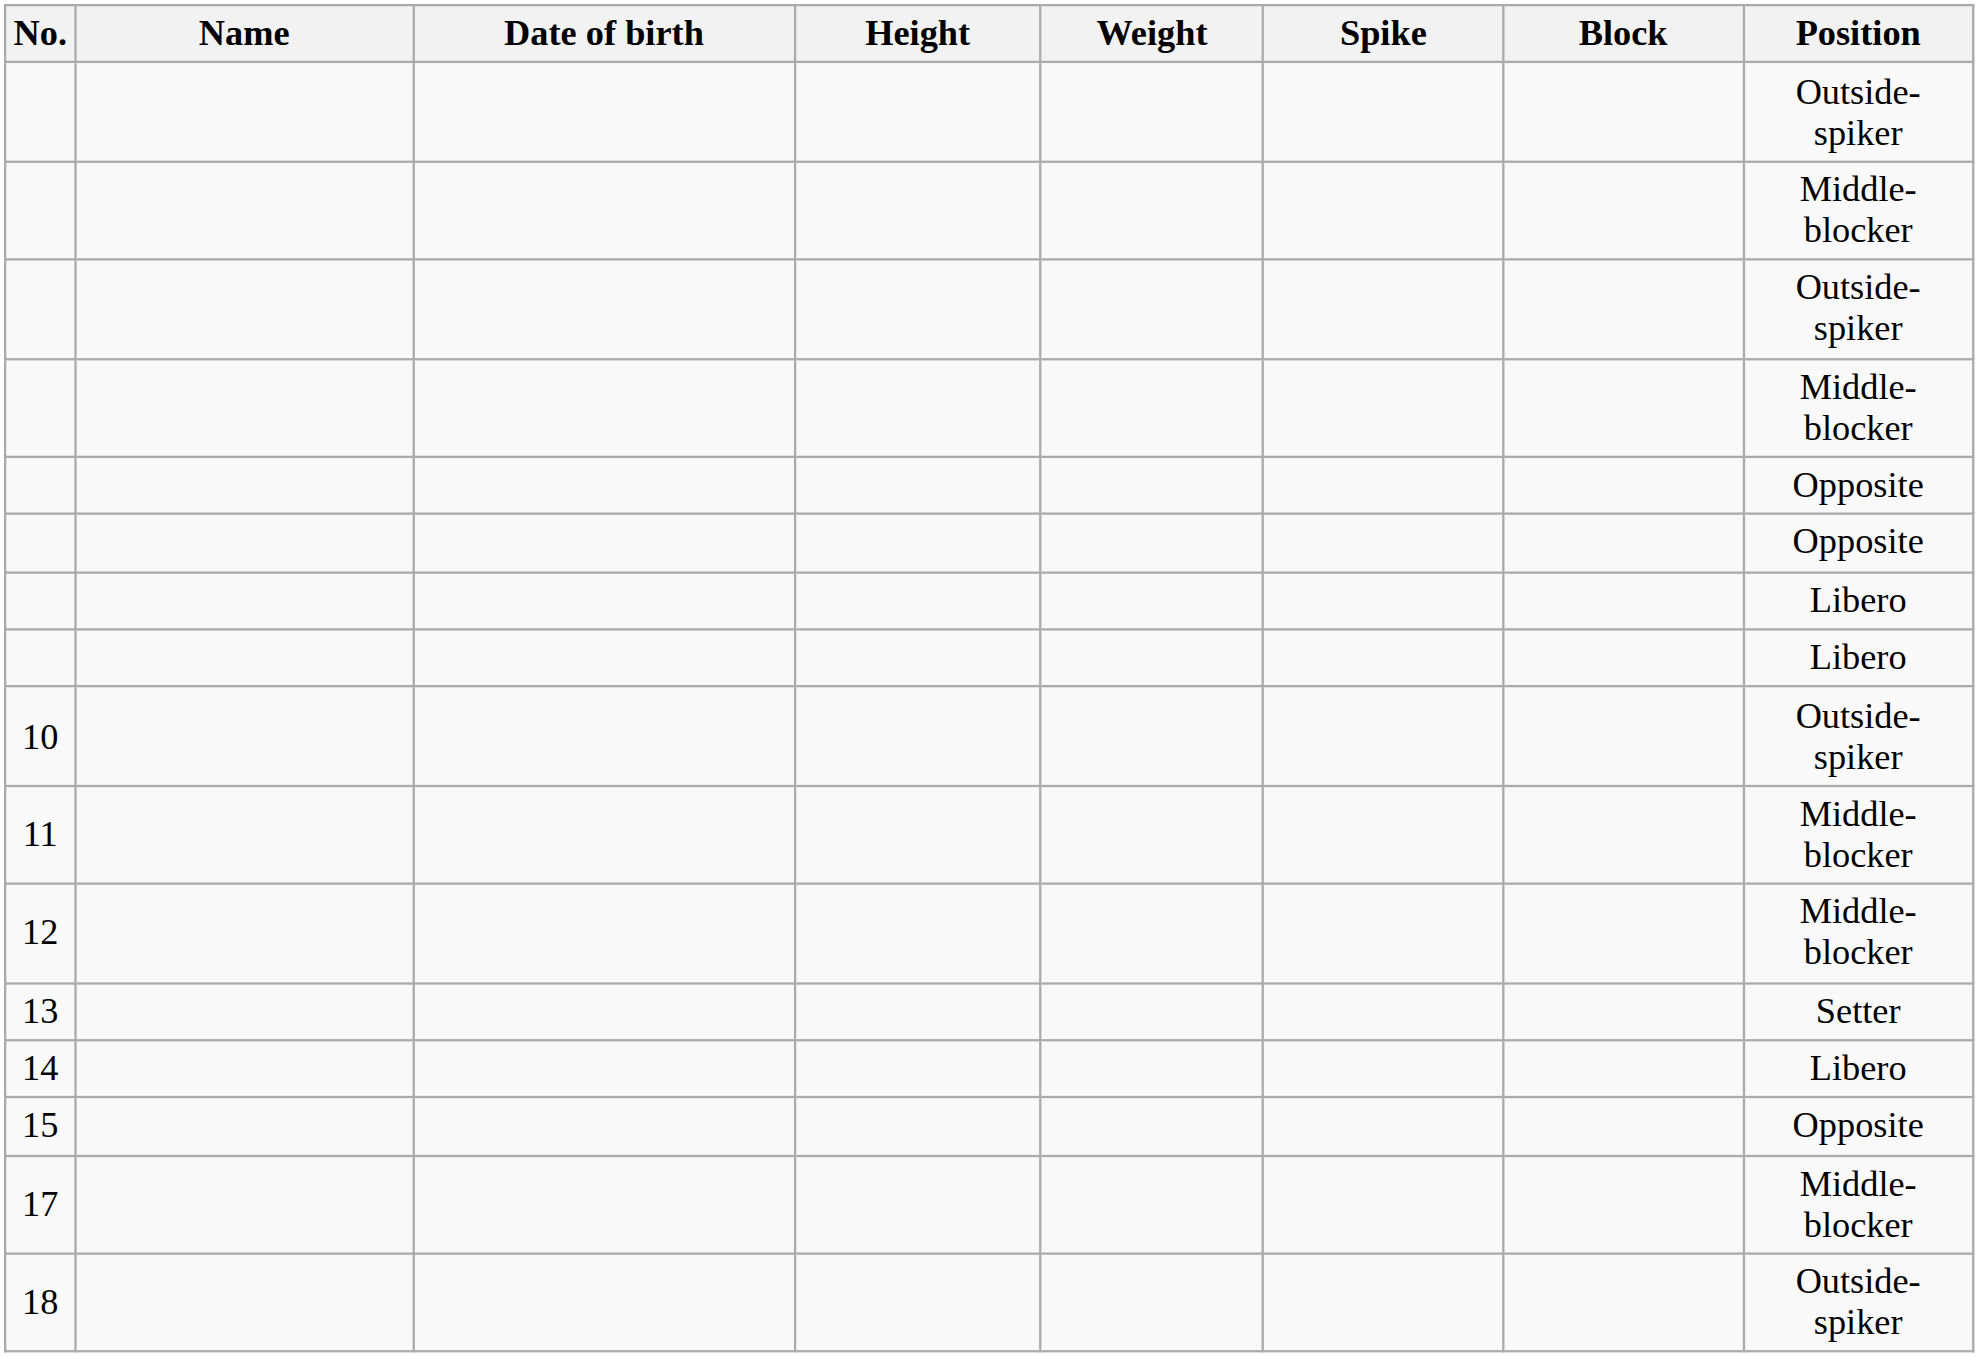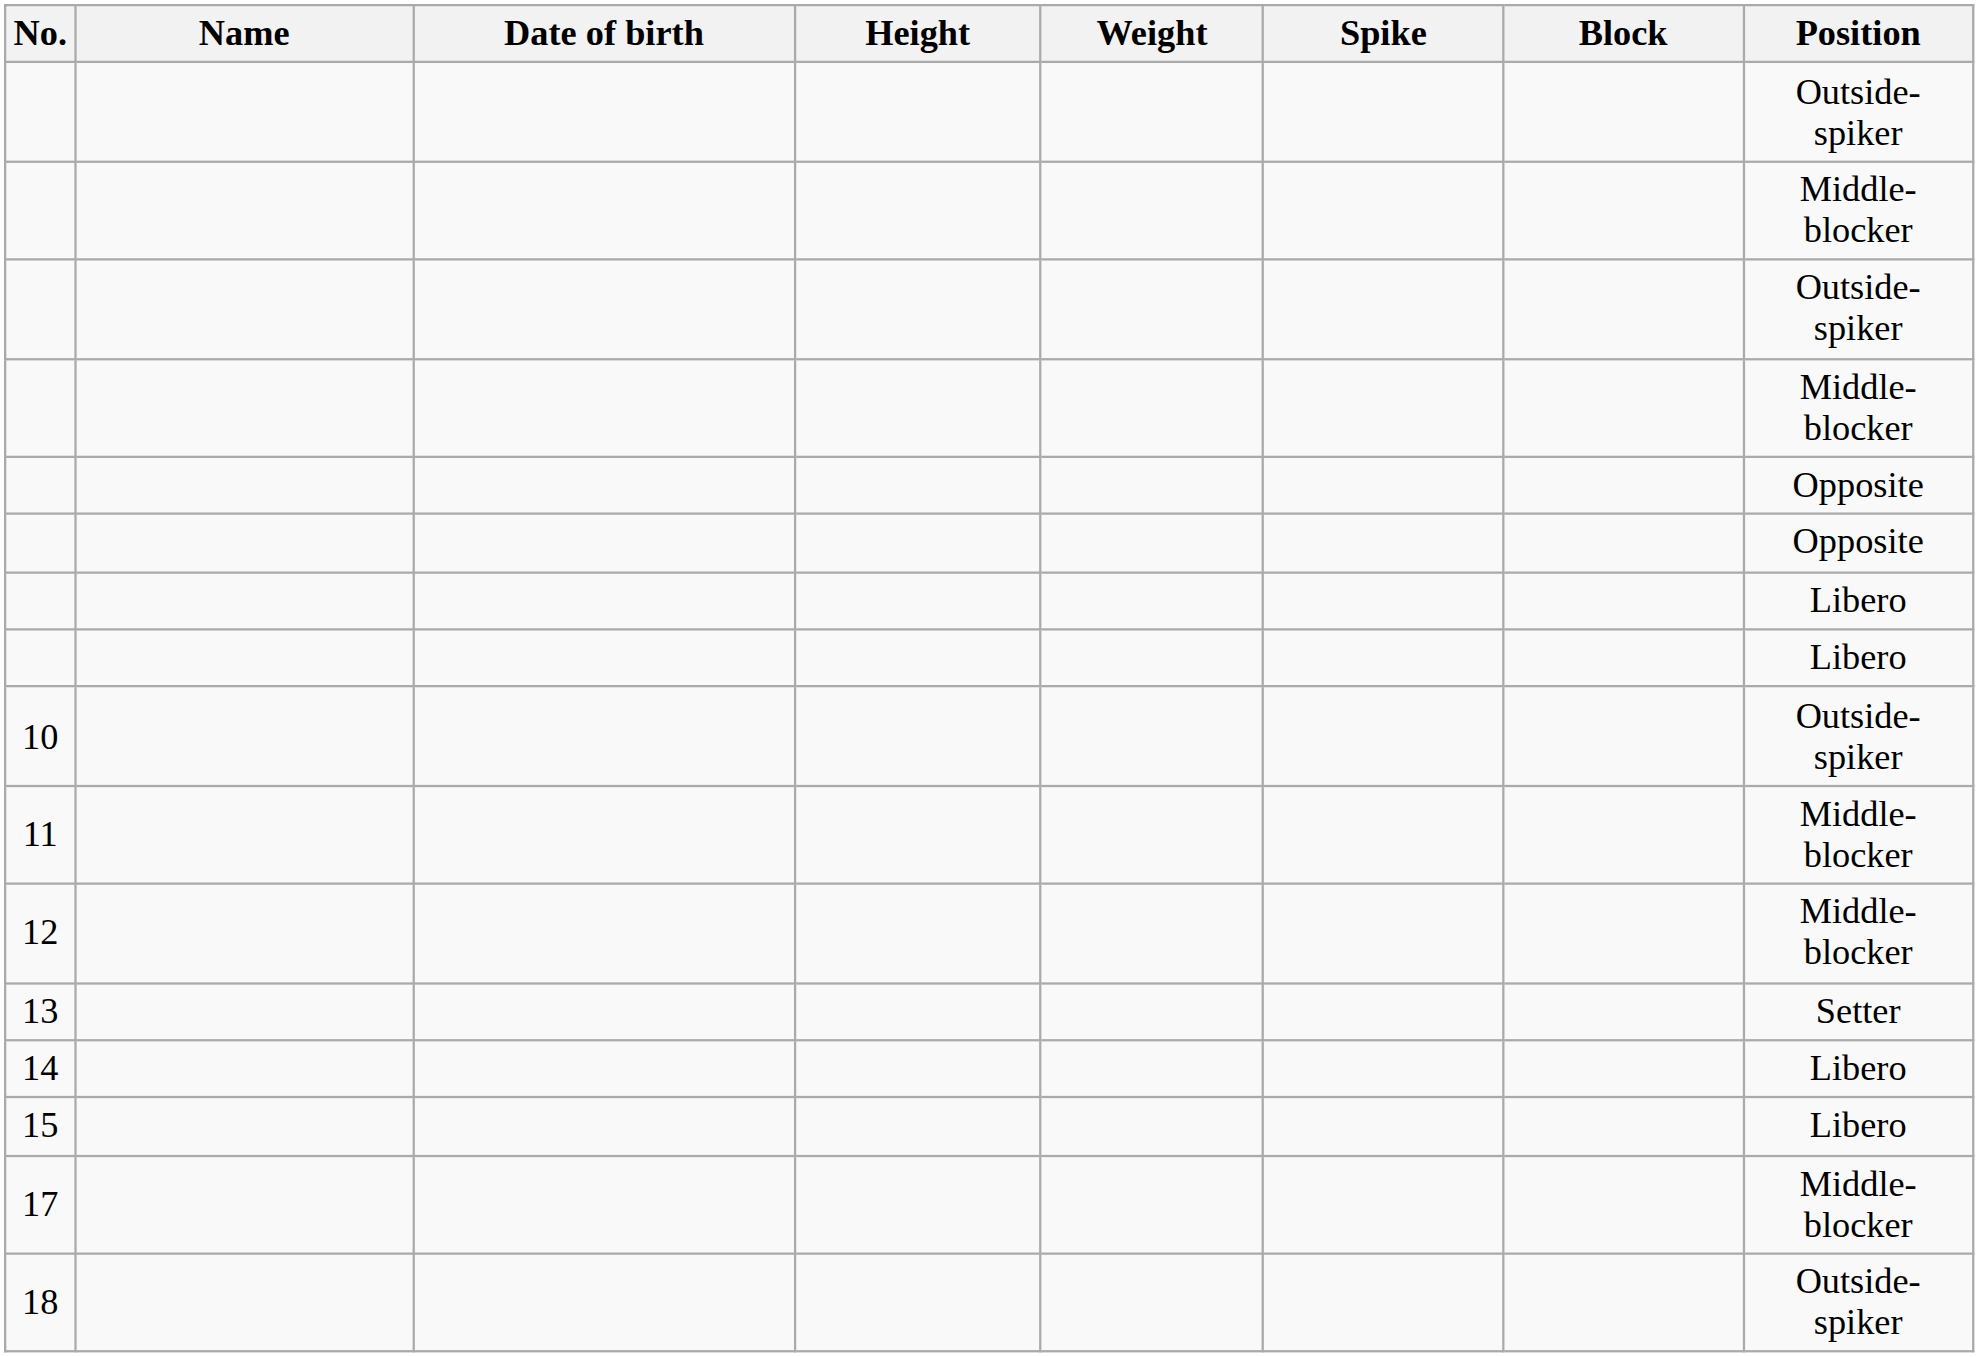(1858, 1125) Opposite -> (1858, 1125) Libero
